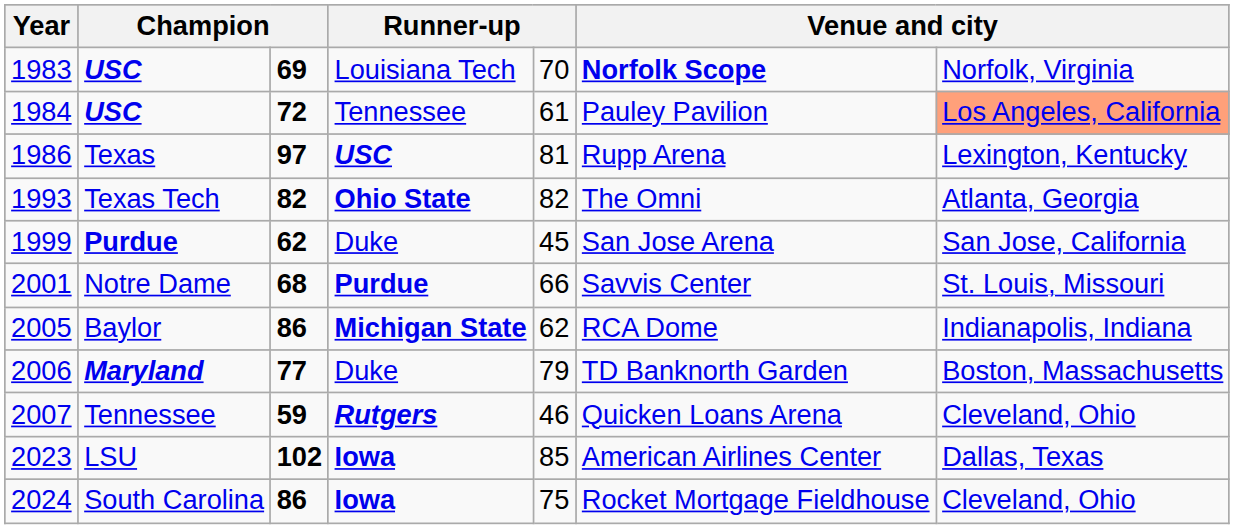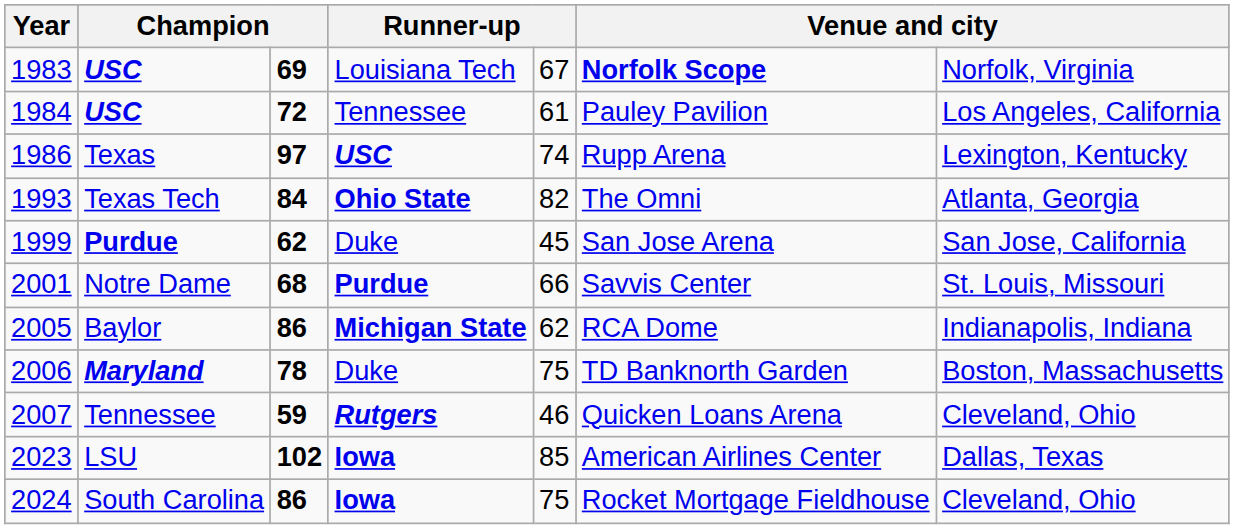(554, 69) 70 -> (554, 69) 67
(1081, 112) lightsalmon background -> (1081, 112) no background
(554, 155) 81 -> (554, 155) 74
(292, 198) 82 -> (292, 198) 84
(292, 371) 77 -> (292, 371) 78
(554, 371) 79 -> (554, 371) 75
